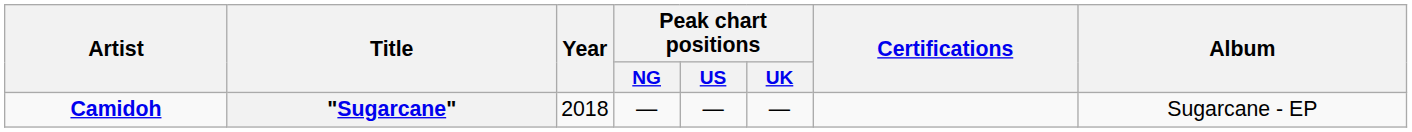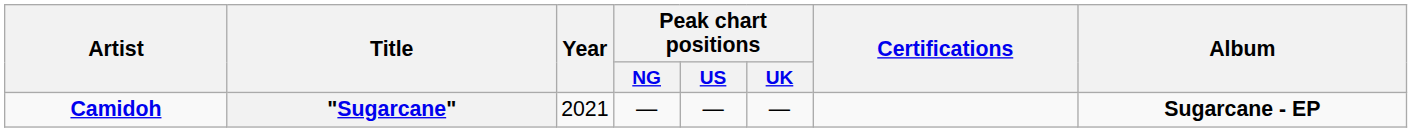(585, 109) 2018 -> (585, 109) 2021
(1242, 109) normal -> (1242, 109) bold
